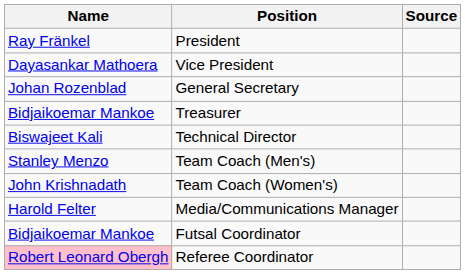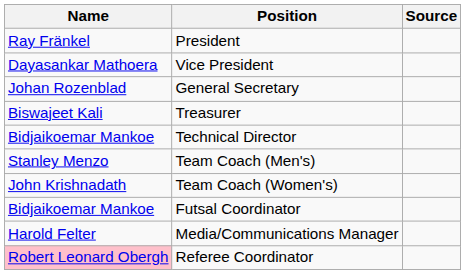(81, 112) Bidjaikoemar Mankoe -> (55, 112) Biswajeet Kali
(55, 137) Biswajeet Kali -> (81, 137) Bidjaikoemar Mankoe
rows swapped: (287, 209) <-> (238, 233)
